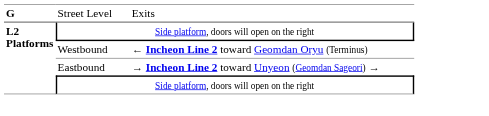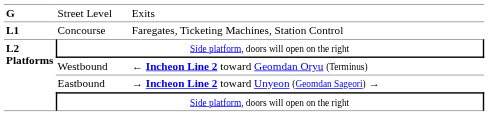+ row: (82, 30)
